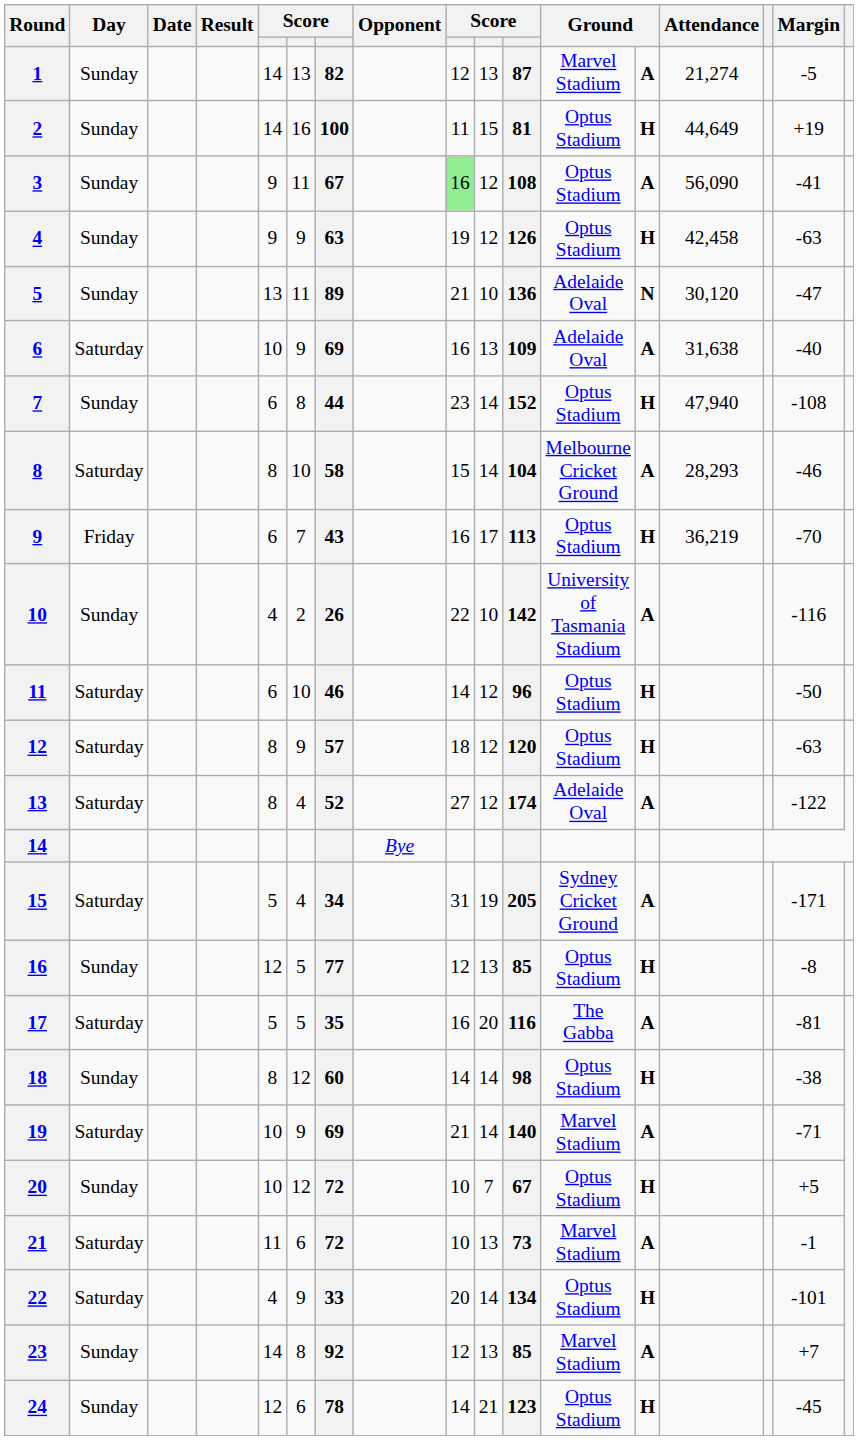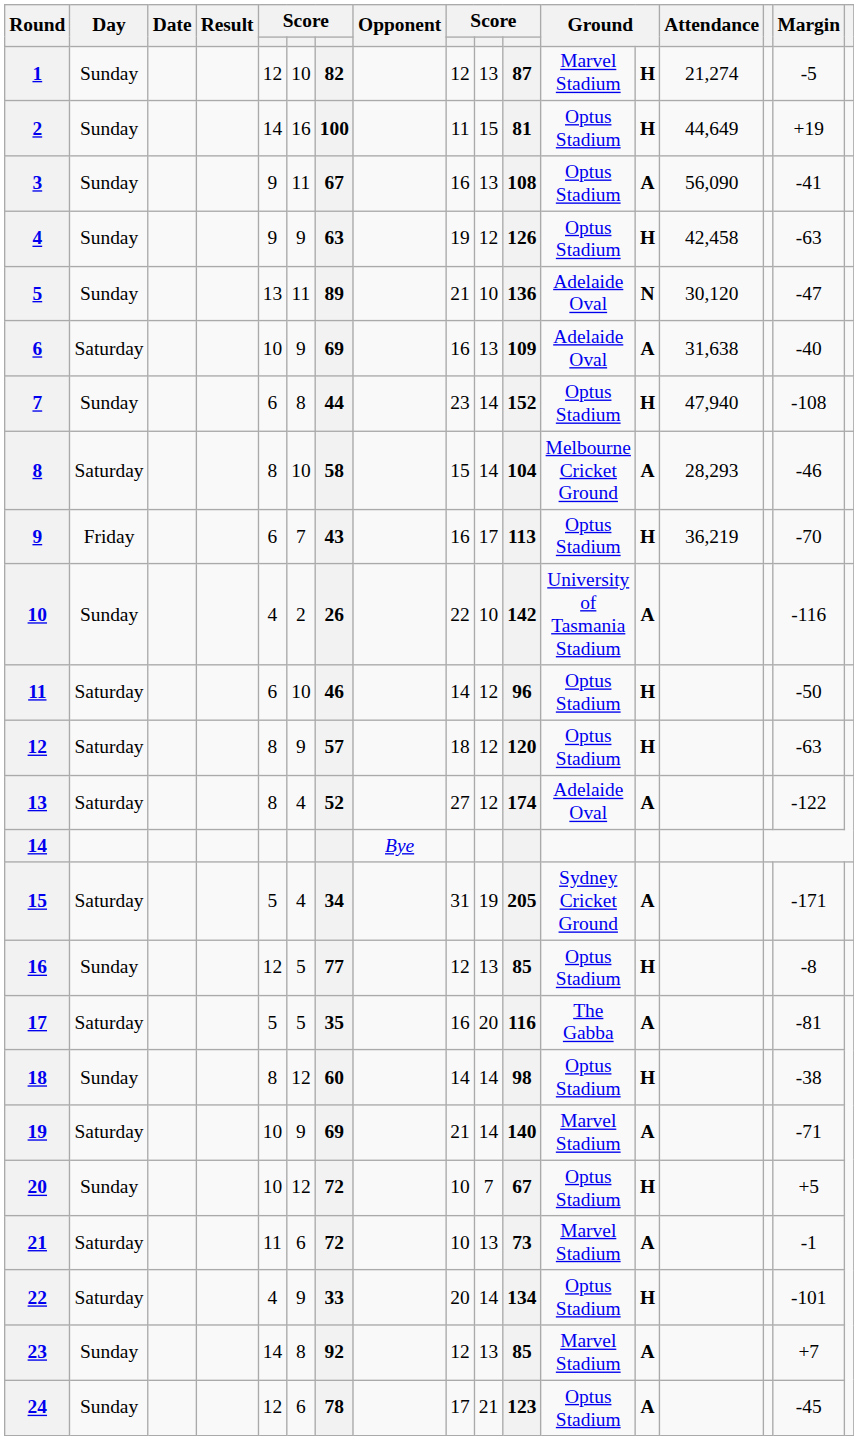(272, 73) 14 -> (272, 73) 12
(301, 73) 13 -> (301, 73) 10
(648, 73) A -> (648, 73) H
(460, 183) lightgreen background -> (460, 183) no background
(489, 183) 12 -> (489, 183) 13
(460, 1407) 14 -> (460, 1407) 17
(648, 1407) H -> (648, 1407) A
